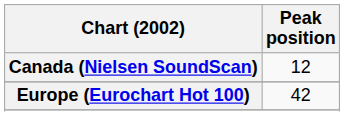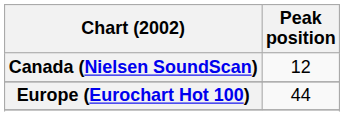(301, 95) 42 -> (301, 95) 44
